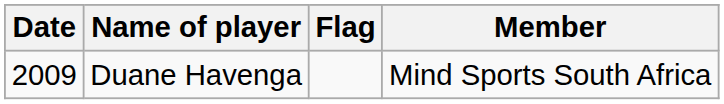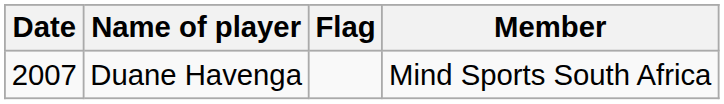(44, 74) 2009 -> (44, 74) 2007
